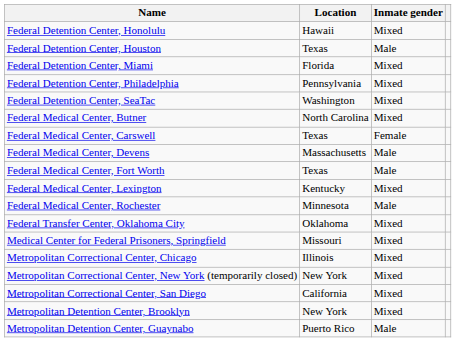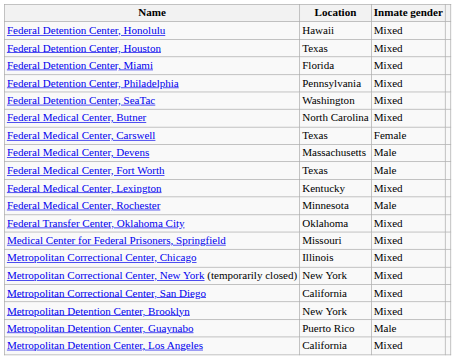(385, 48) Male -> (388, 48) Mixed
+ row: (105, 345)
